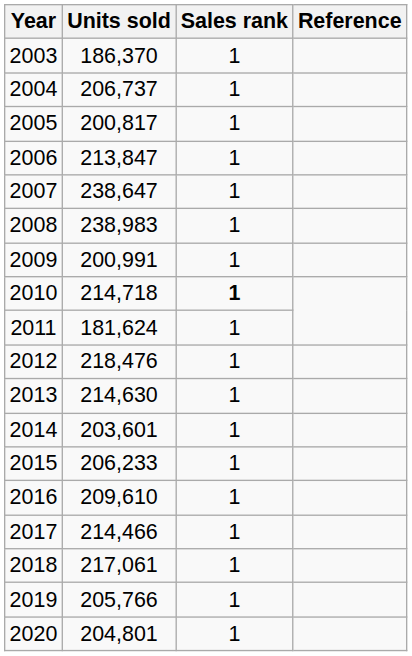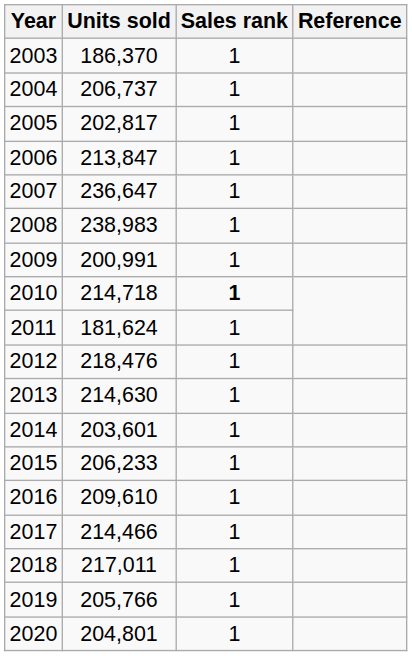(119, 123) 200,817 -> (119, 123) 202,817
(119, 191) 238,647 -> (119, 191) 236,647
(119, 565) 217,061 -> (119, 565) 217,011
